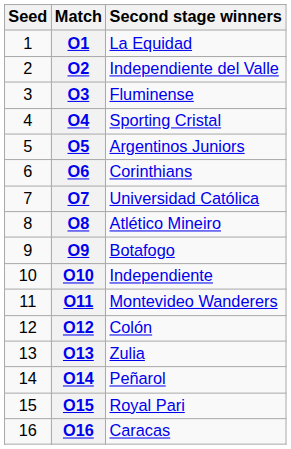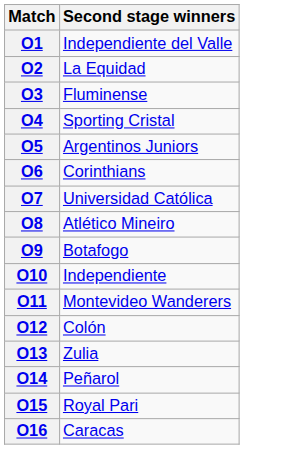- column: (28, 17)
(151, 43) La Equidad -> (148, 43) Independiente del Valle
(194, 69) Independiente del Valle -> (104, 69) La Equidad
